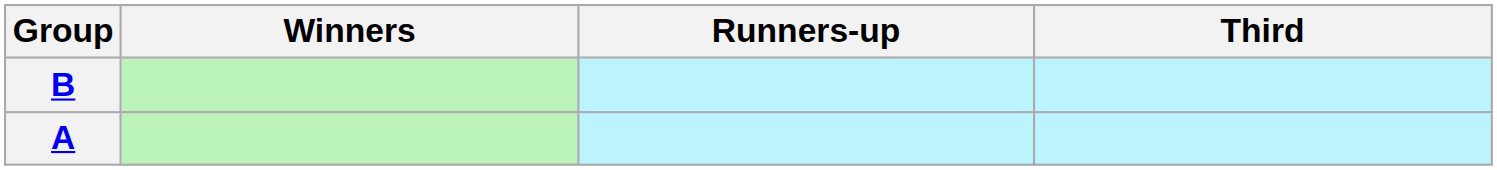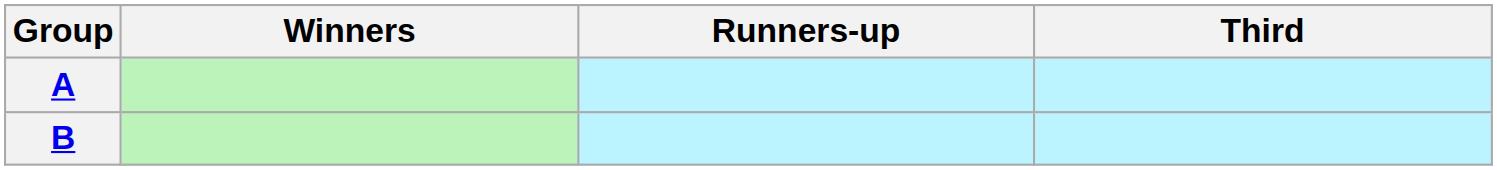rows swapped: (63, 137) <-> (63, 84)
